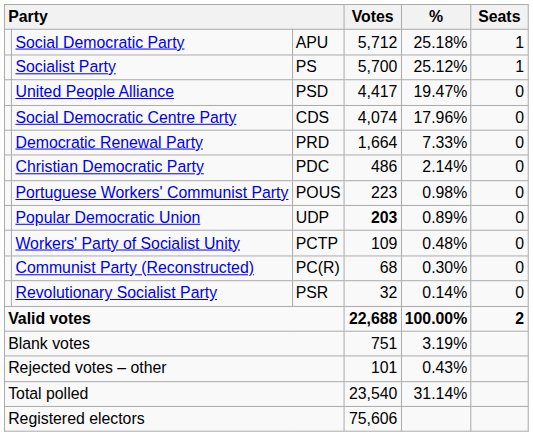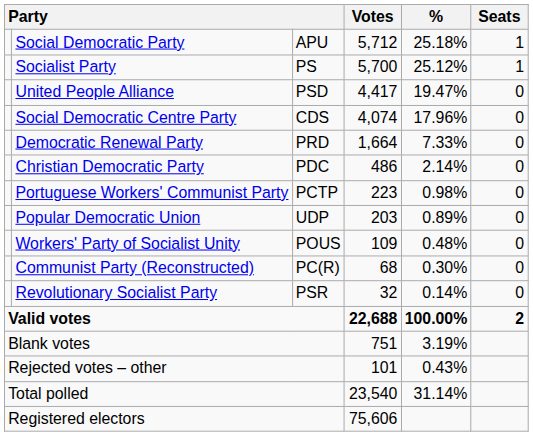(318, 192) POUS -> (317, 192) PCTP
(384, 218) bold -> (384, 218) normal
(317, 243) PCTP -> (318, 243) POUS
